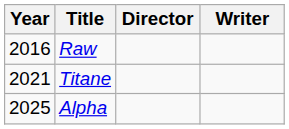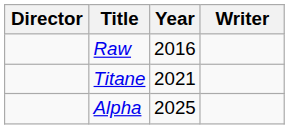columns swapped: (30, 19) <-> (158, 19)
